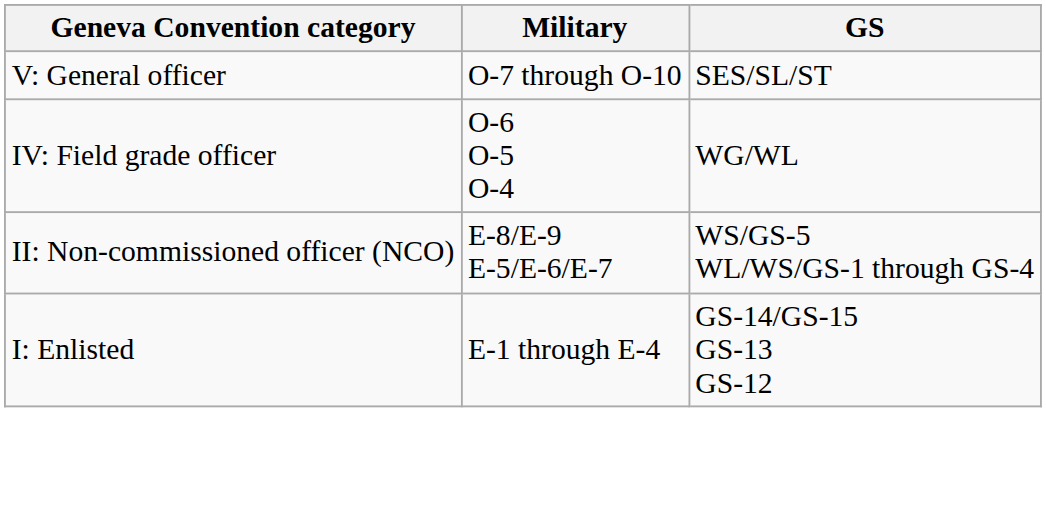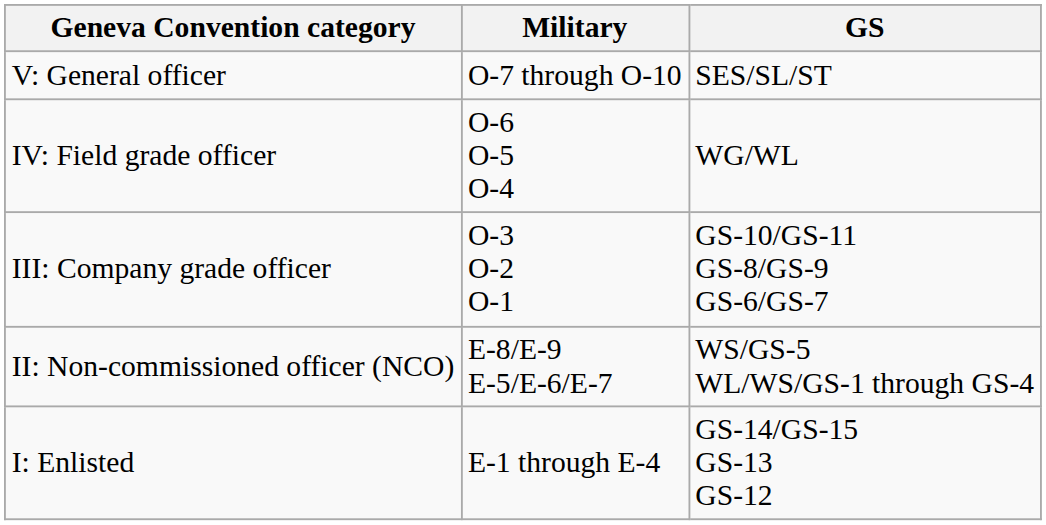+ row: (171, 268)
